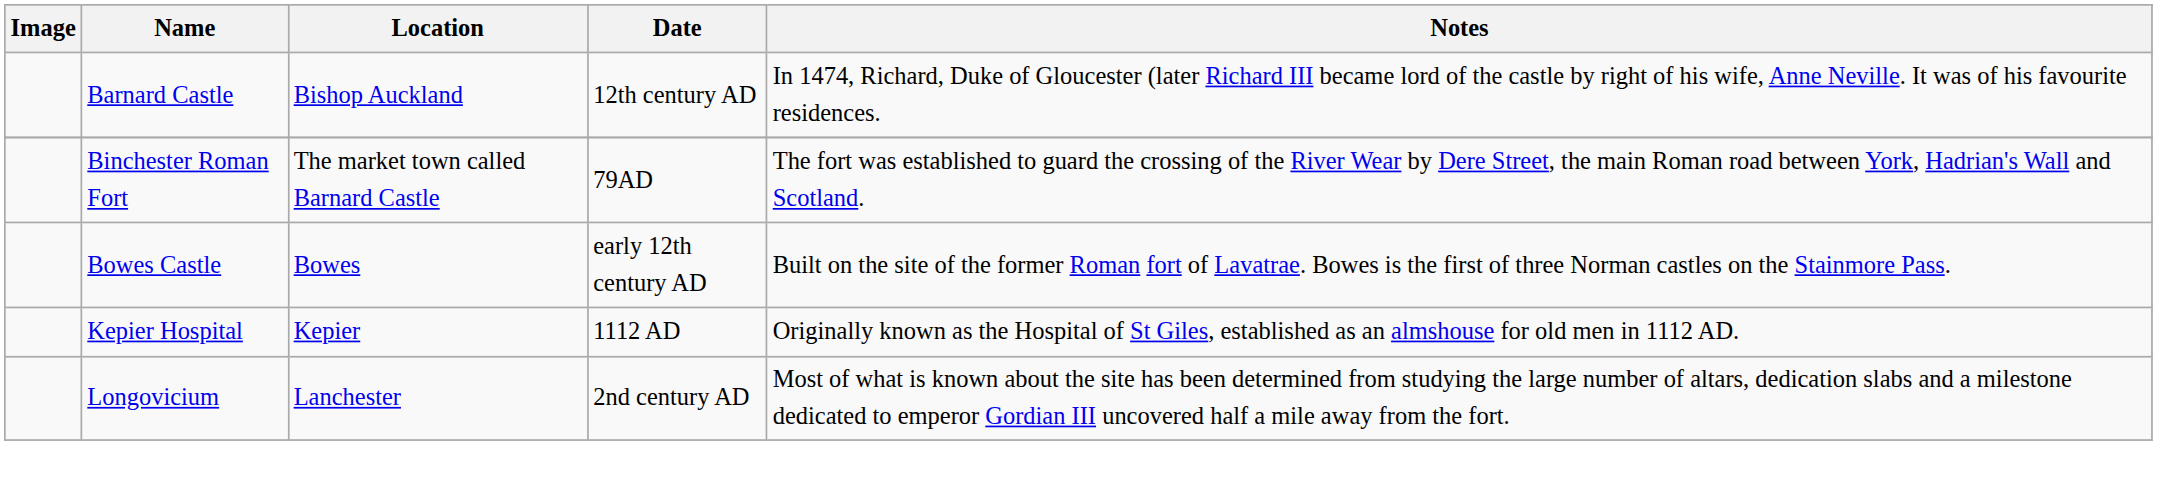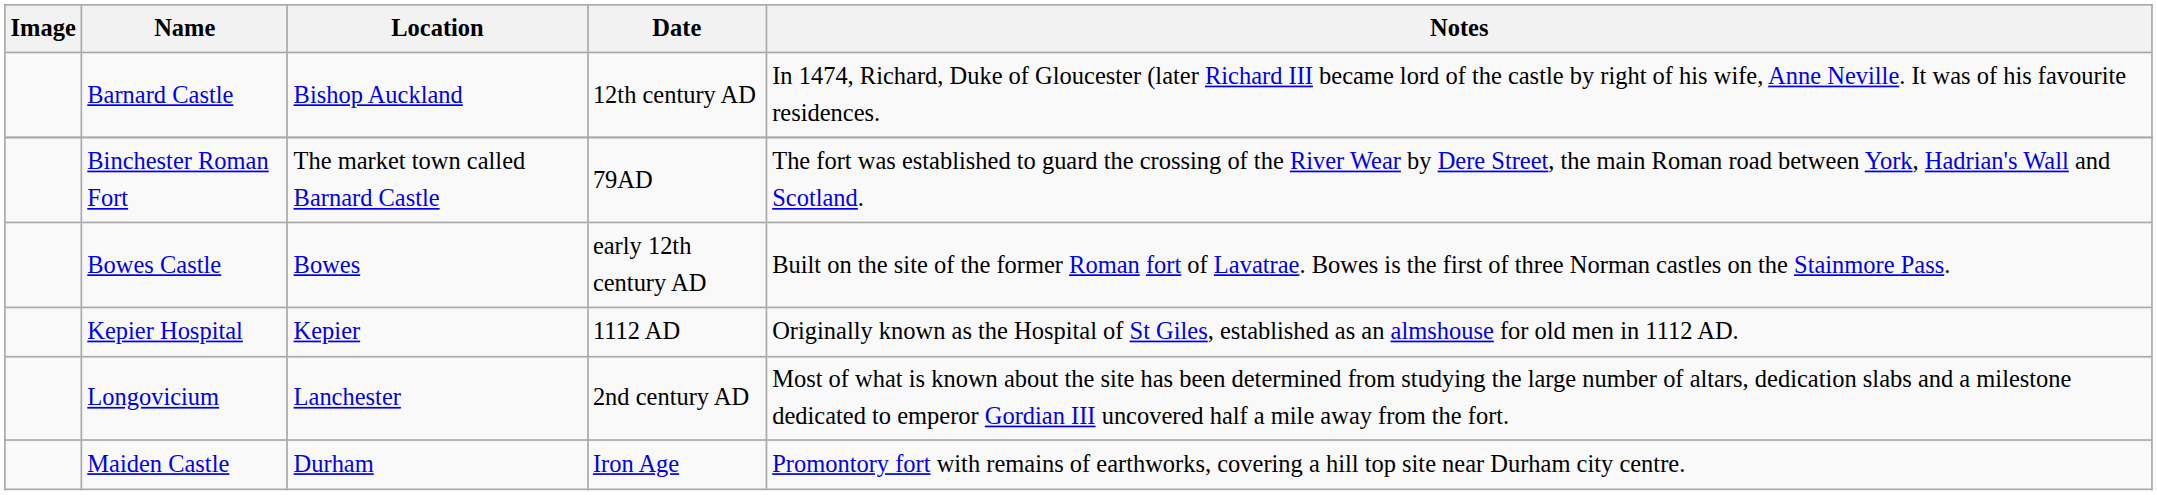+ row: (158, 464)
